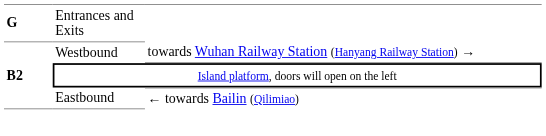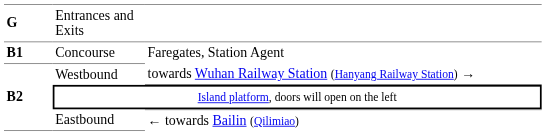+ row: (85, 52)
